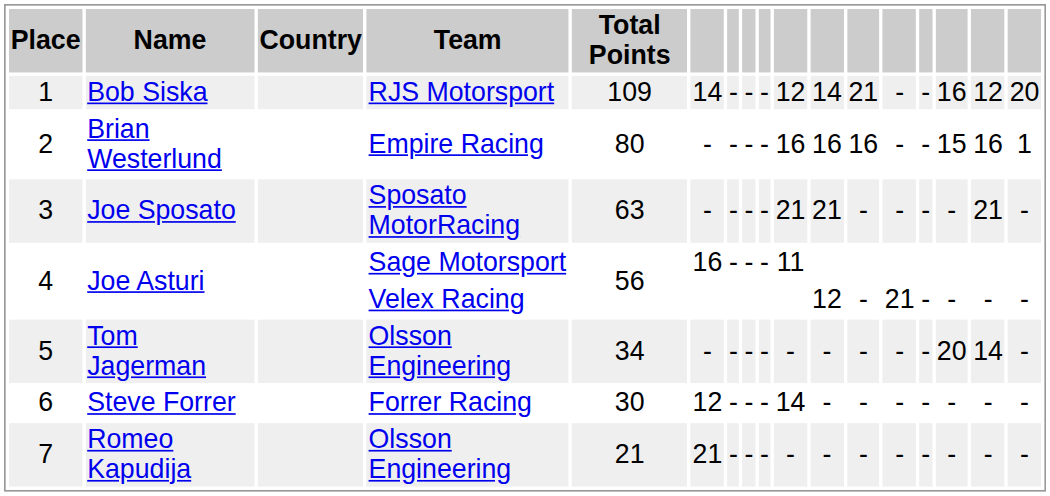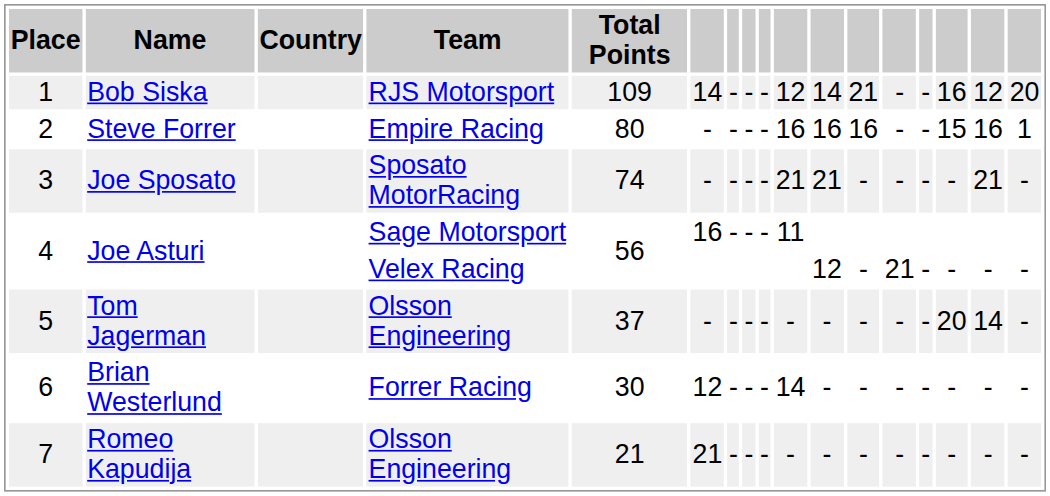(155, 143) Brian Westerlund -> (161, 128) Steve Forrer
(630, 210) 63 -> (630, 180) 74
(630, 351) 34 -> (630, 320) 37
(161, 402) Steve Forrer -> (155, 387) Brian Westerlund
